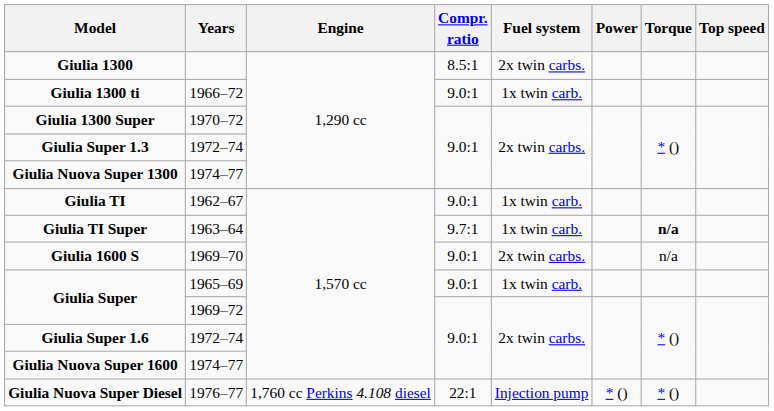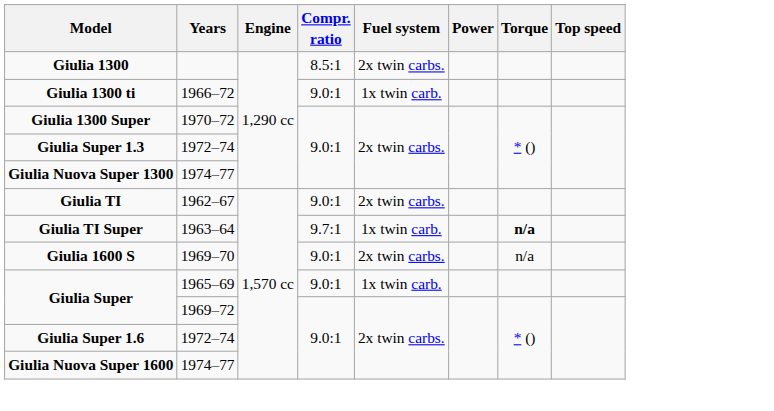(542, 202) 1x twin carb. -> (401, 202) 2x twin carbs.
- row: (95, 392)
